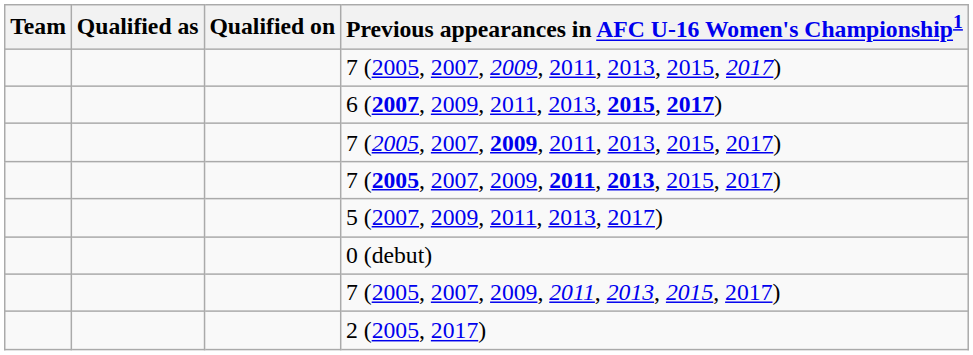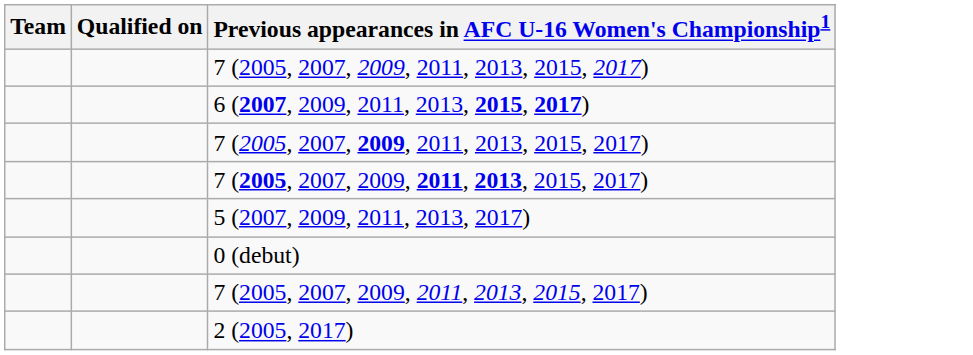- column: (138, 26)
